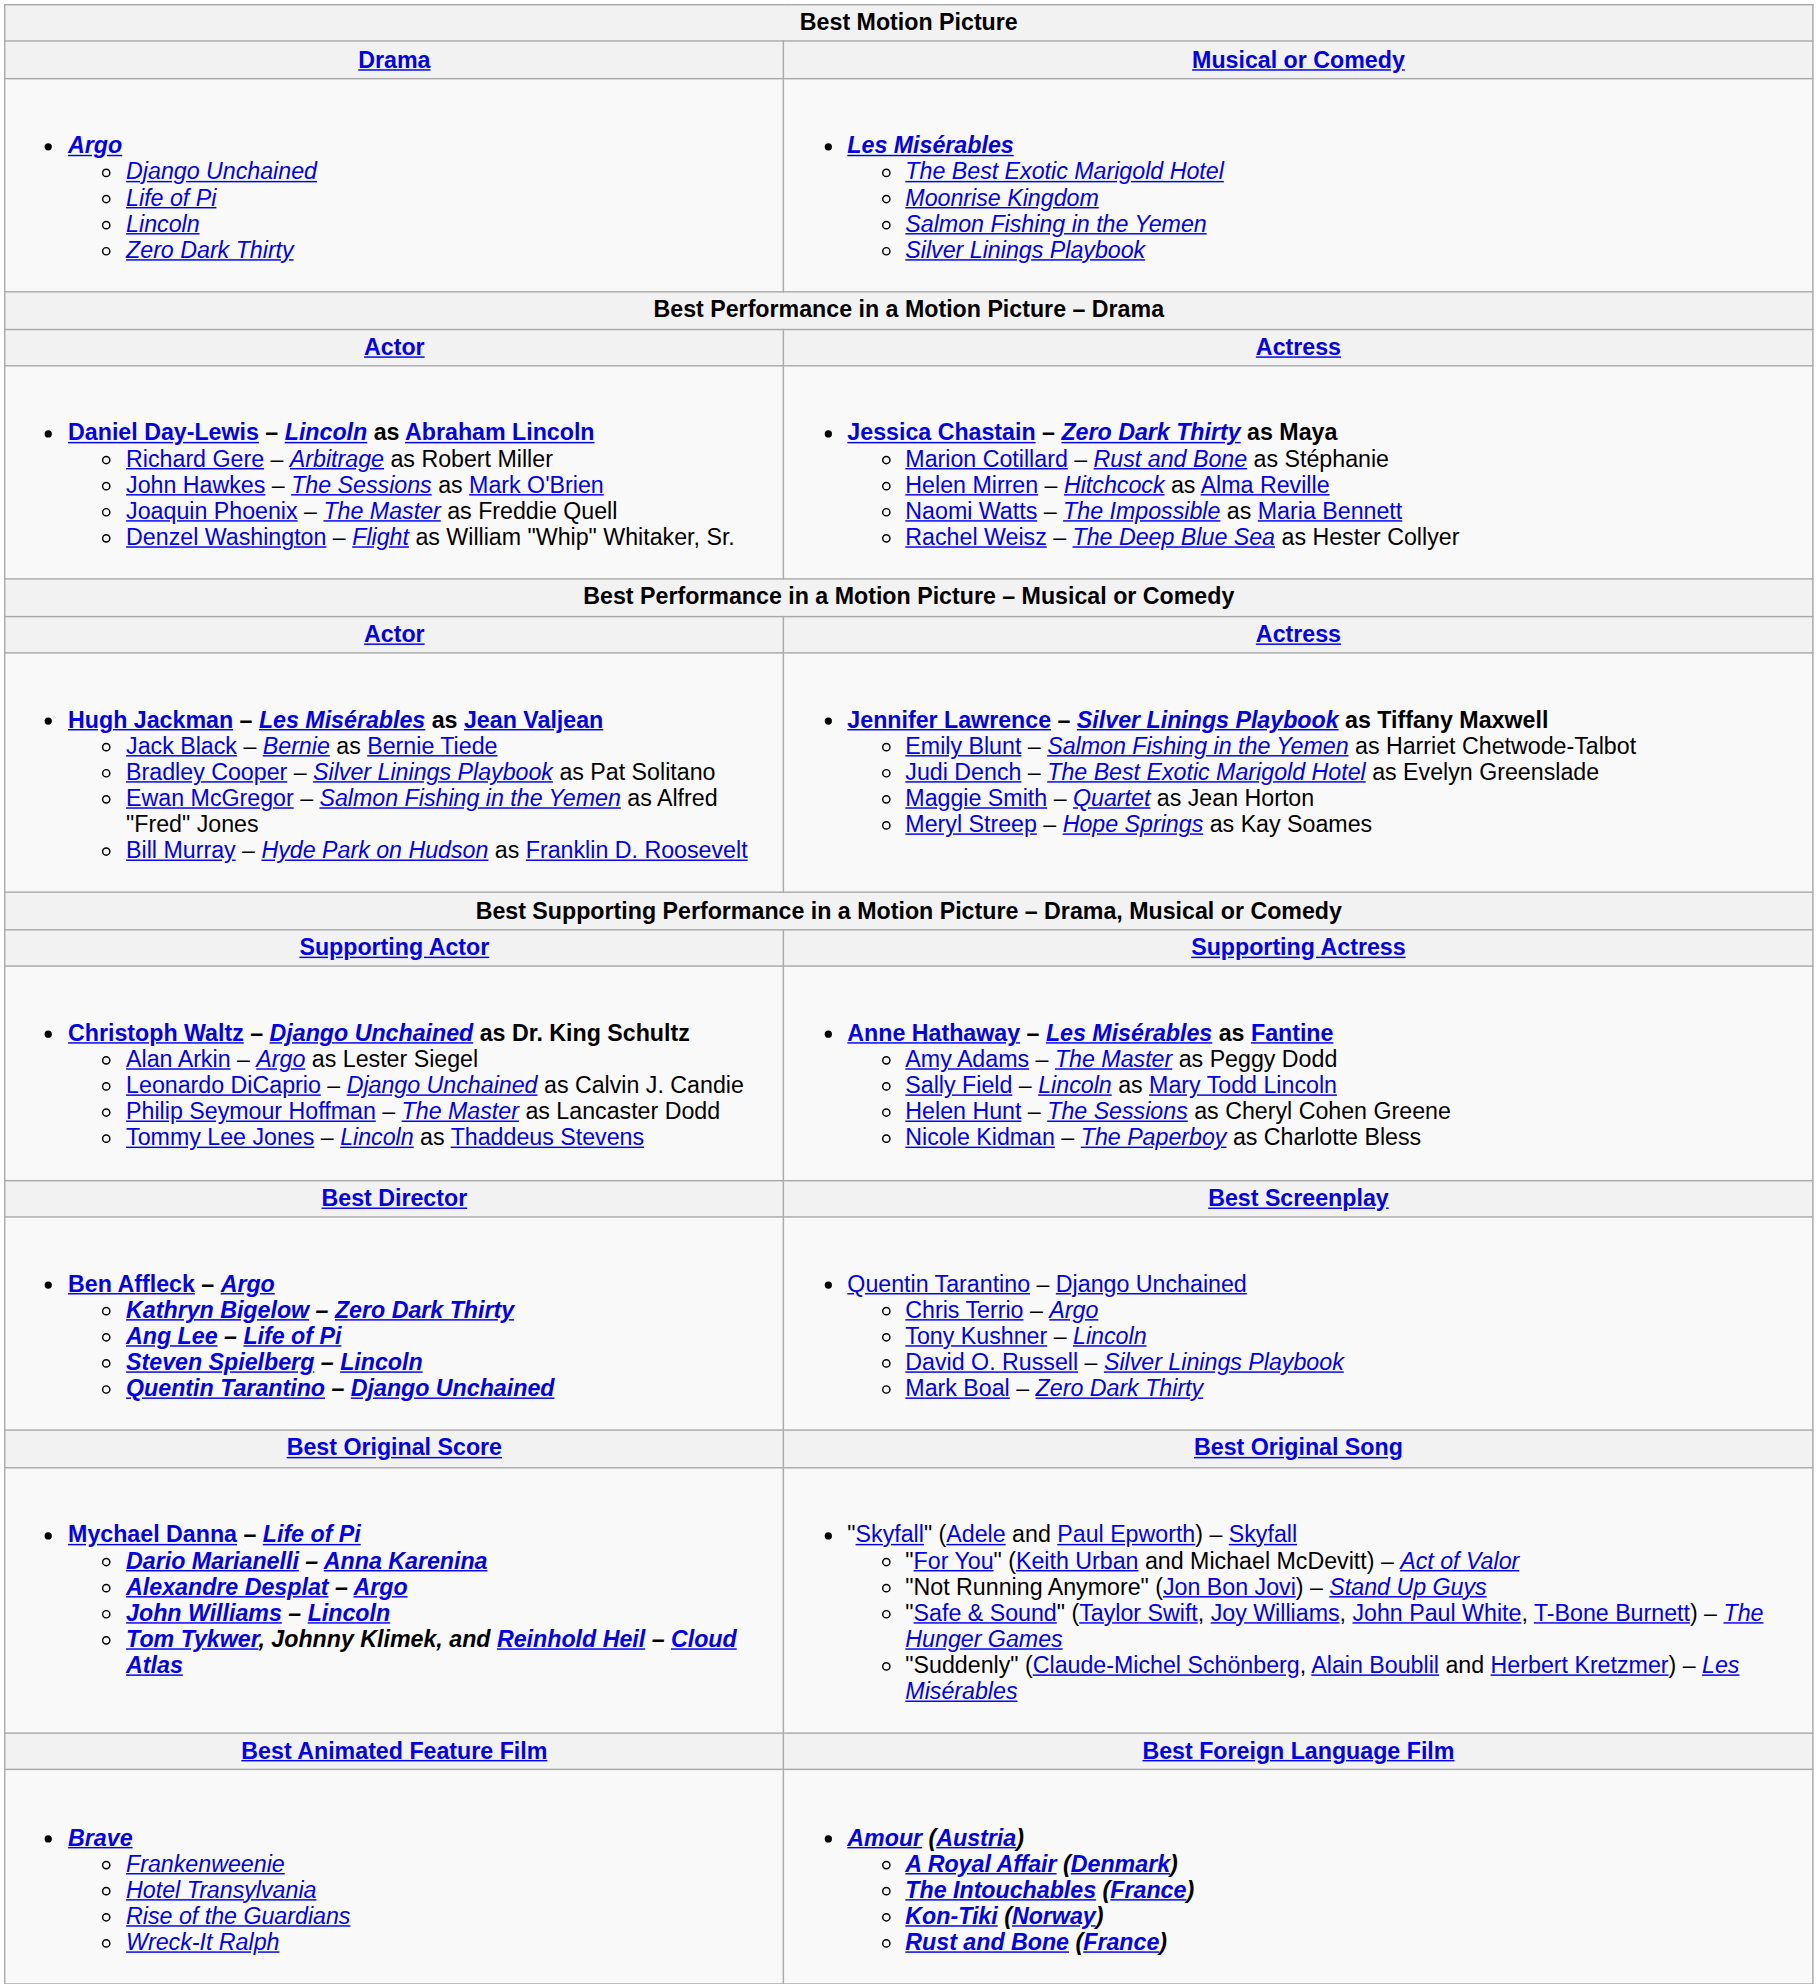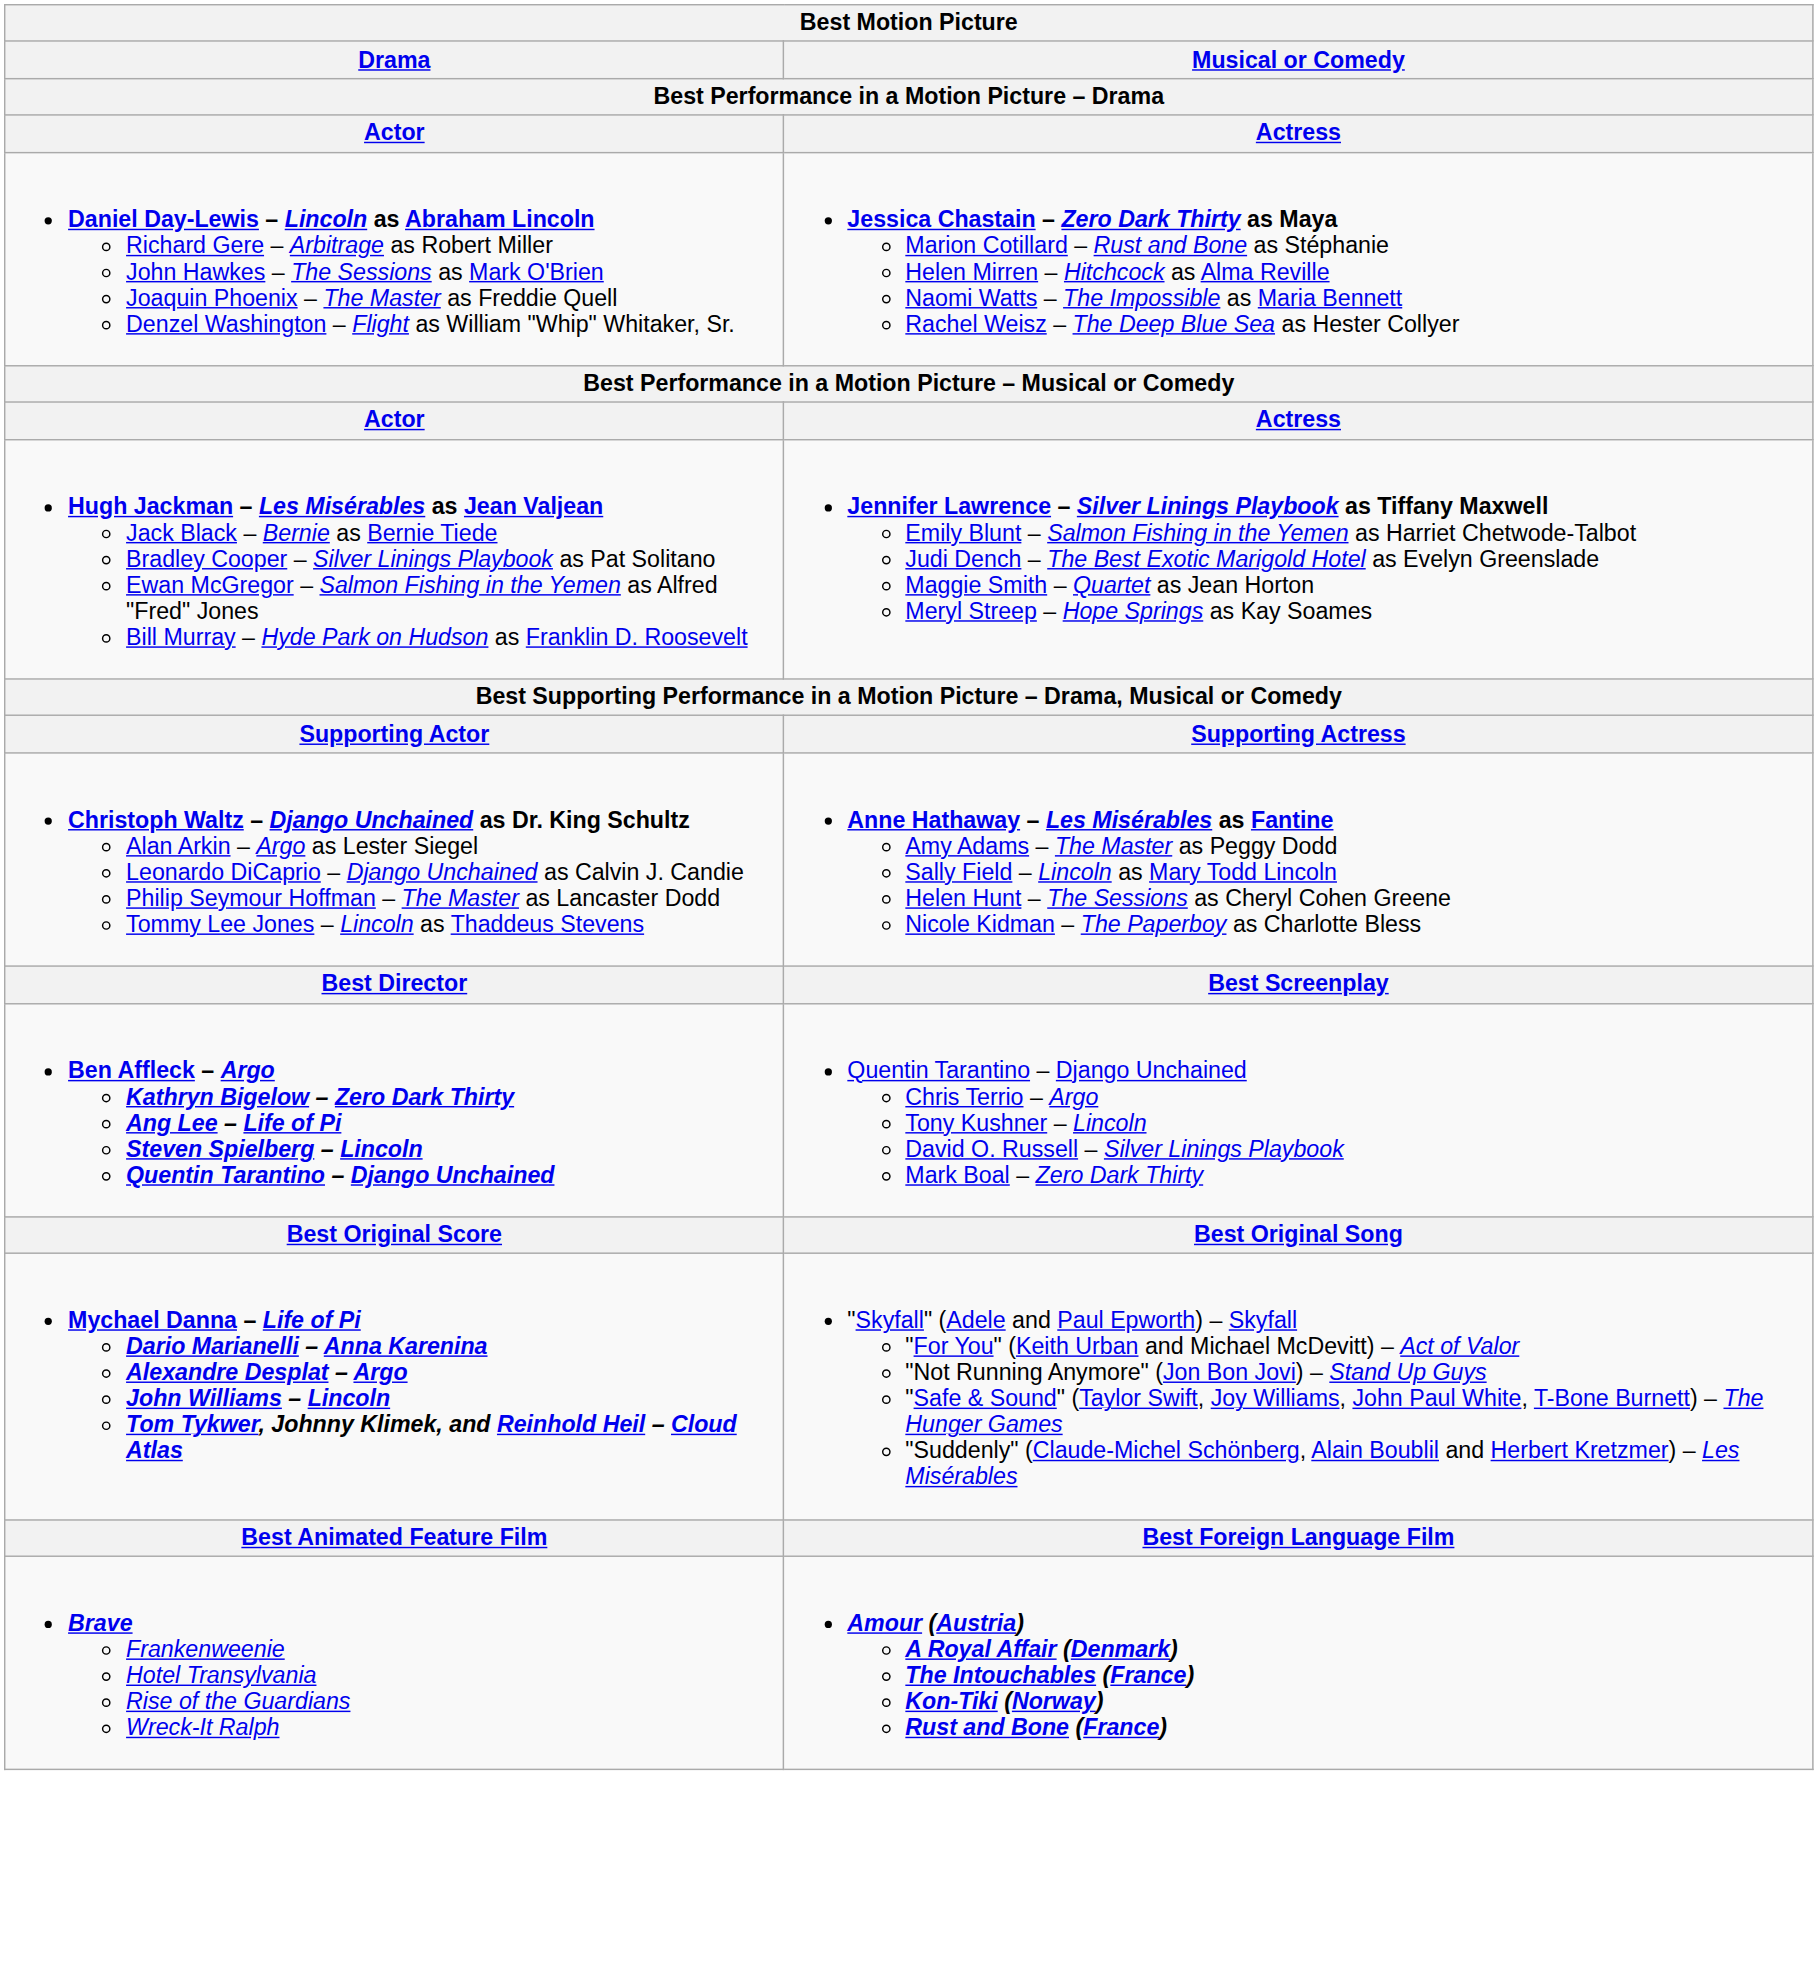- row: (394, 198)
